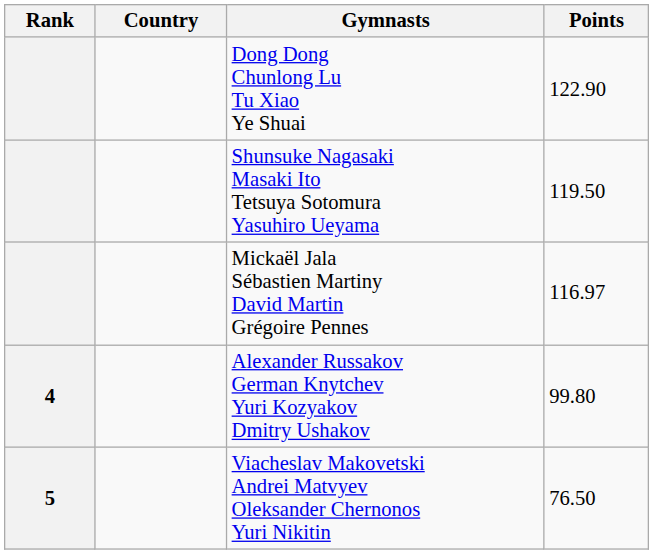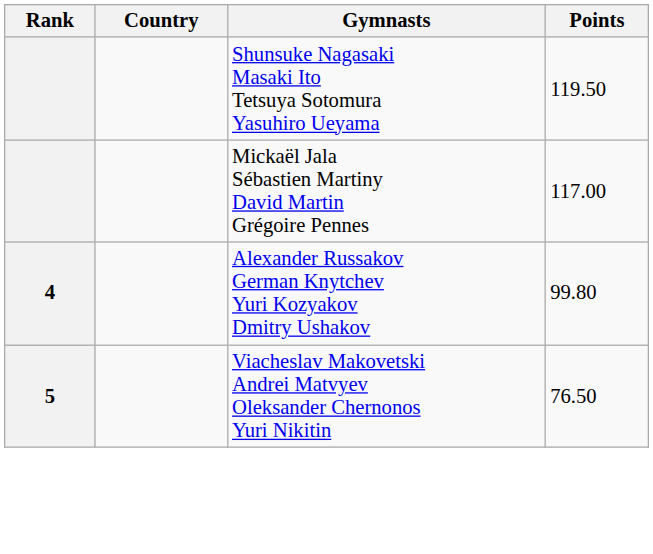- row: (286, 88)
(577, 293) 116.97 -> (578, 190) 117.00
